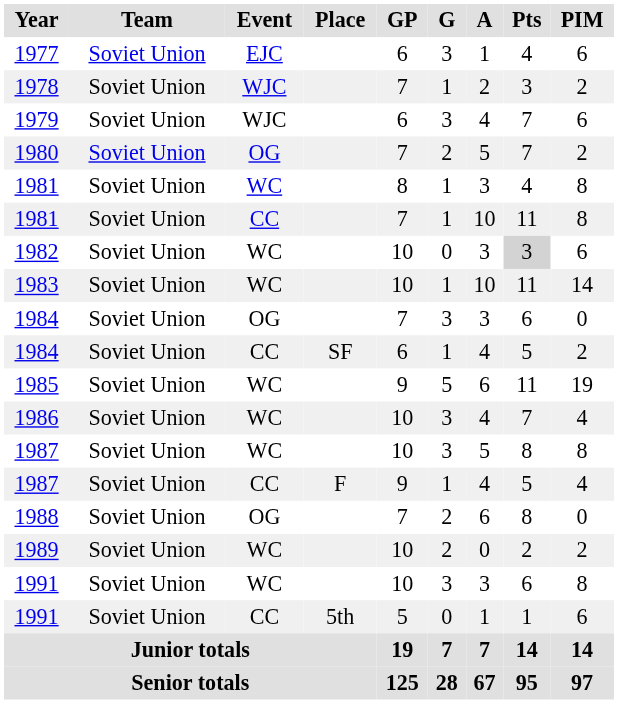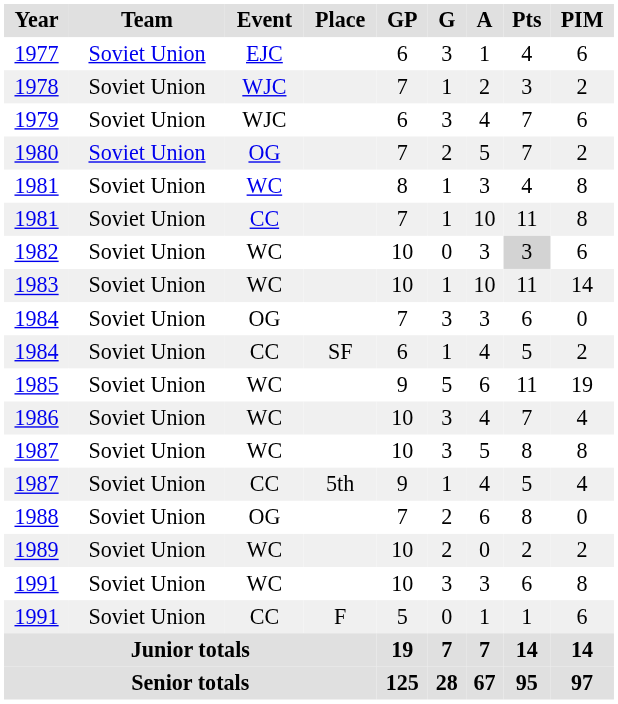(340, 484) F -> (340, 484) 5th
(340, 616) 5th -> (340, 616) F
